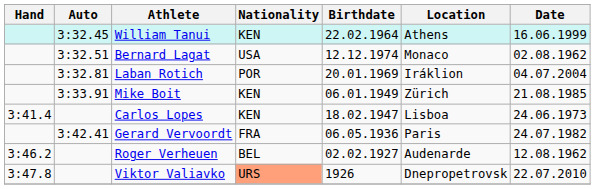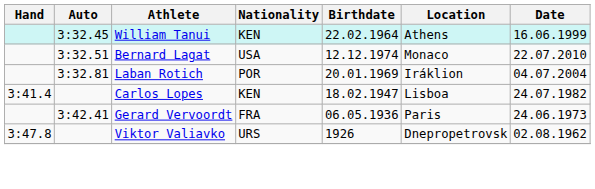(550, 54) 02.08.1962 -> (550, 54) 22.07.2010
- row: (148, 94)
(550, 114) 24.06.1973 -> (550, 94) 24.07.1982
(550, 134) 24.07.1982 -> (550, 114) 24.06.1973
- row: (166, 154)
(249, 174) lightsalmon background -> (249, 134) no background
(550, 174) 22.07.2010 -> (550, 134) 02.08.1962
